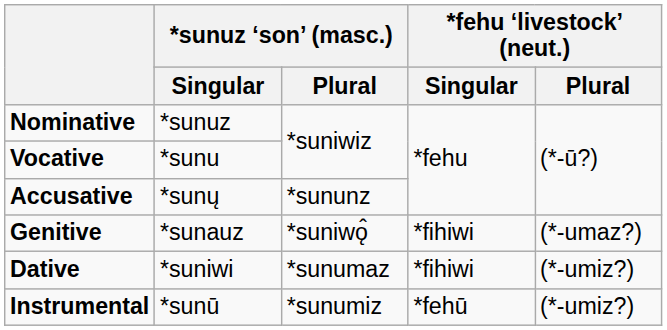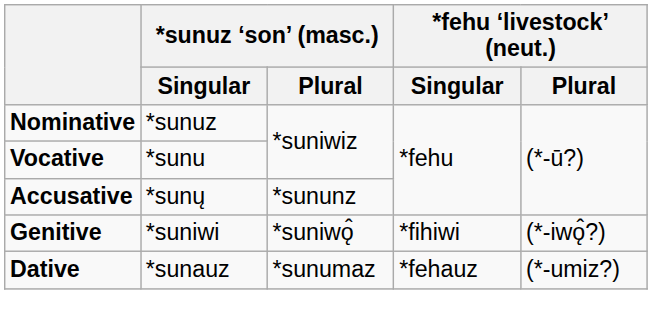(202, 232) *sunauz -> (183, 232) *suniwi
(591, 232) (*-umaz?) -> (566, 232) (*-iwǫ̂?)
(197, 269) *suniwi -> (188, 269) *sunauz
(444, 269) *fihiwi -> (439, 269) *fehauz
- row: (80, 306)
